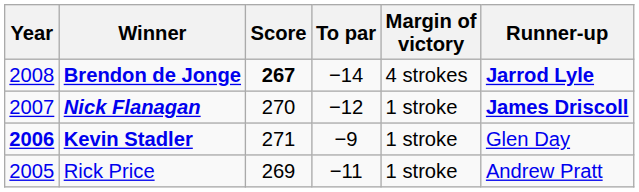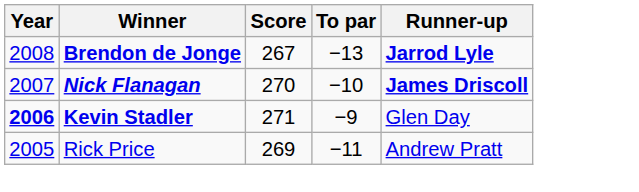- column: (431, 32)
(278, 75) bold -> (278, 53) normal
(346, 75) −14 -> (346, 53) −13
(346, 107) −12 -> (346, 85) −10
